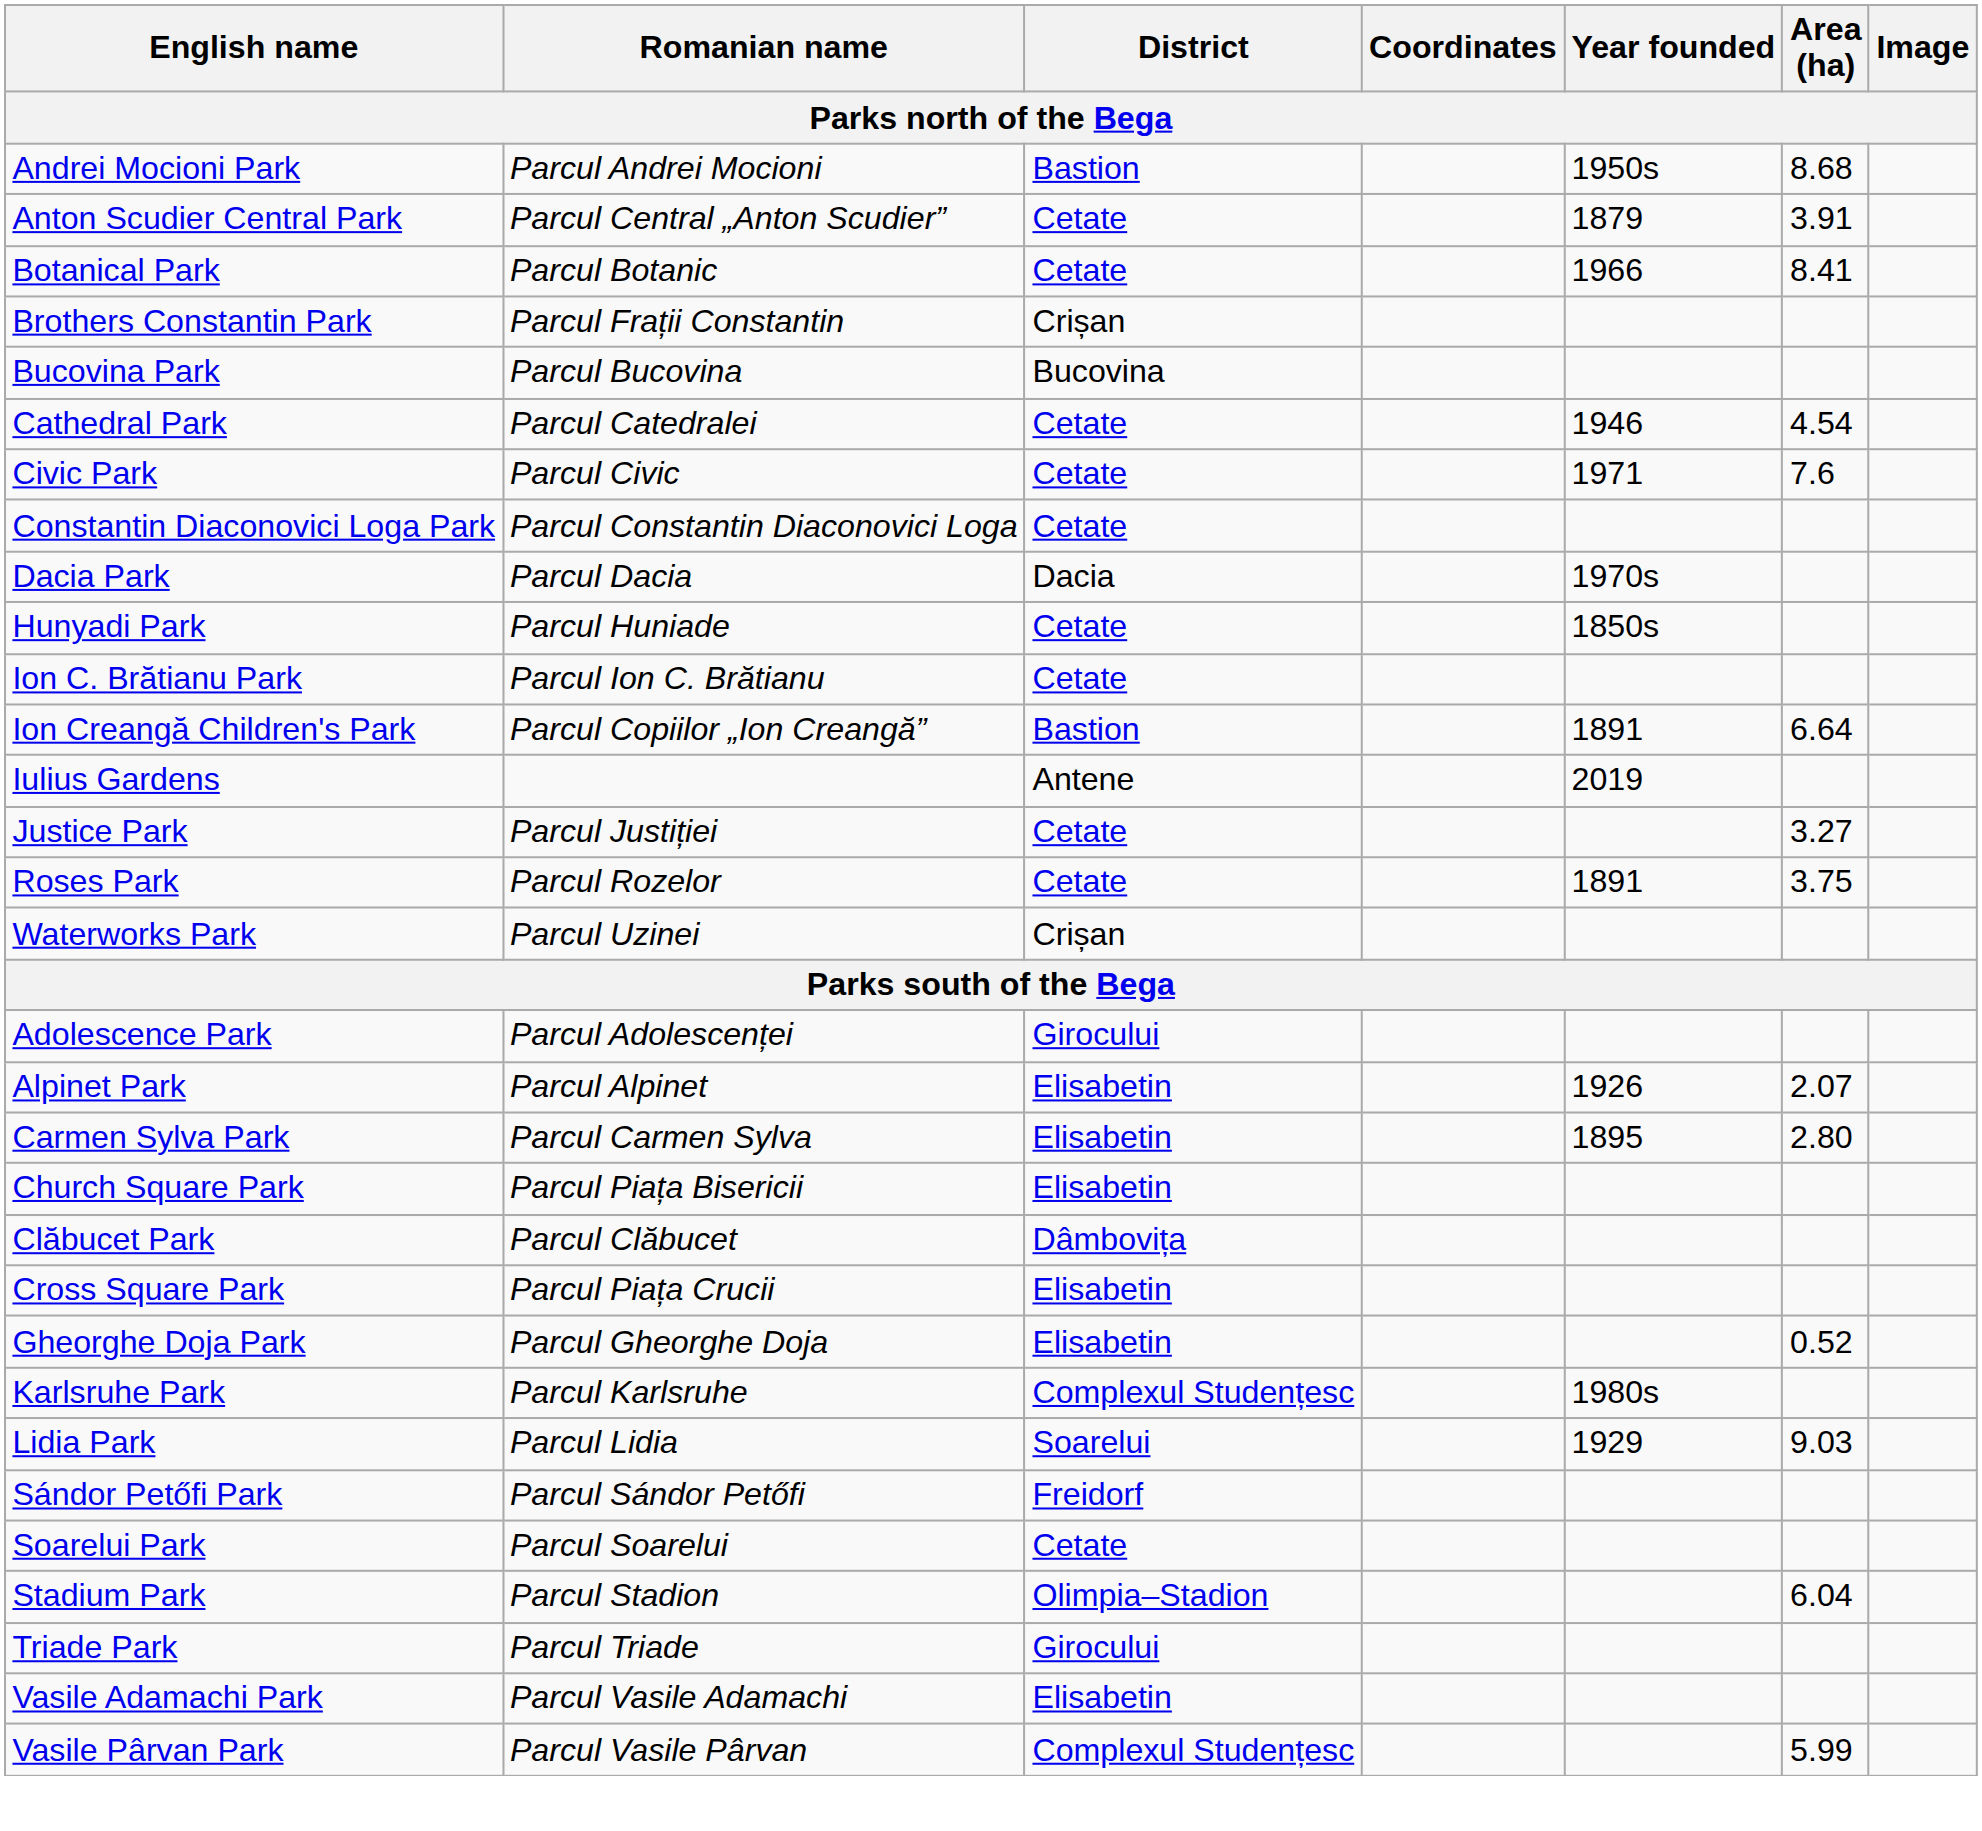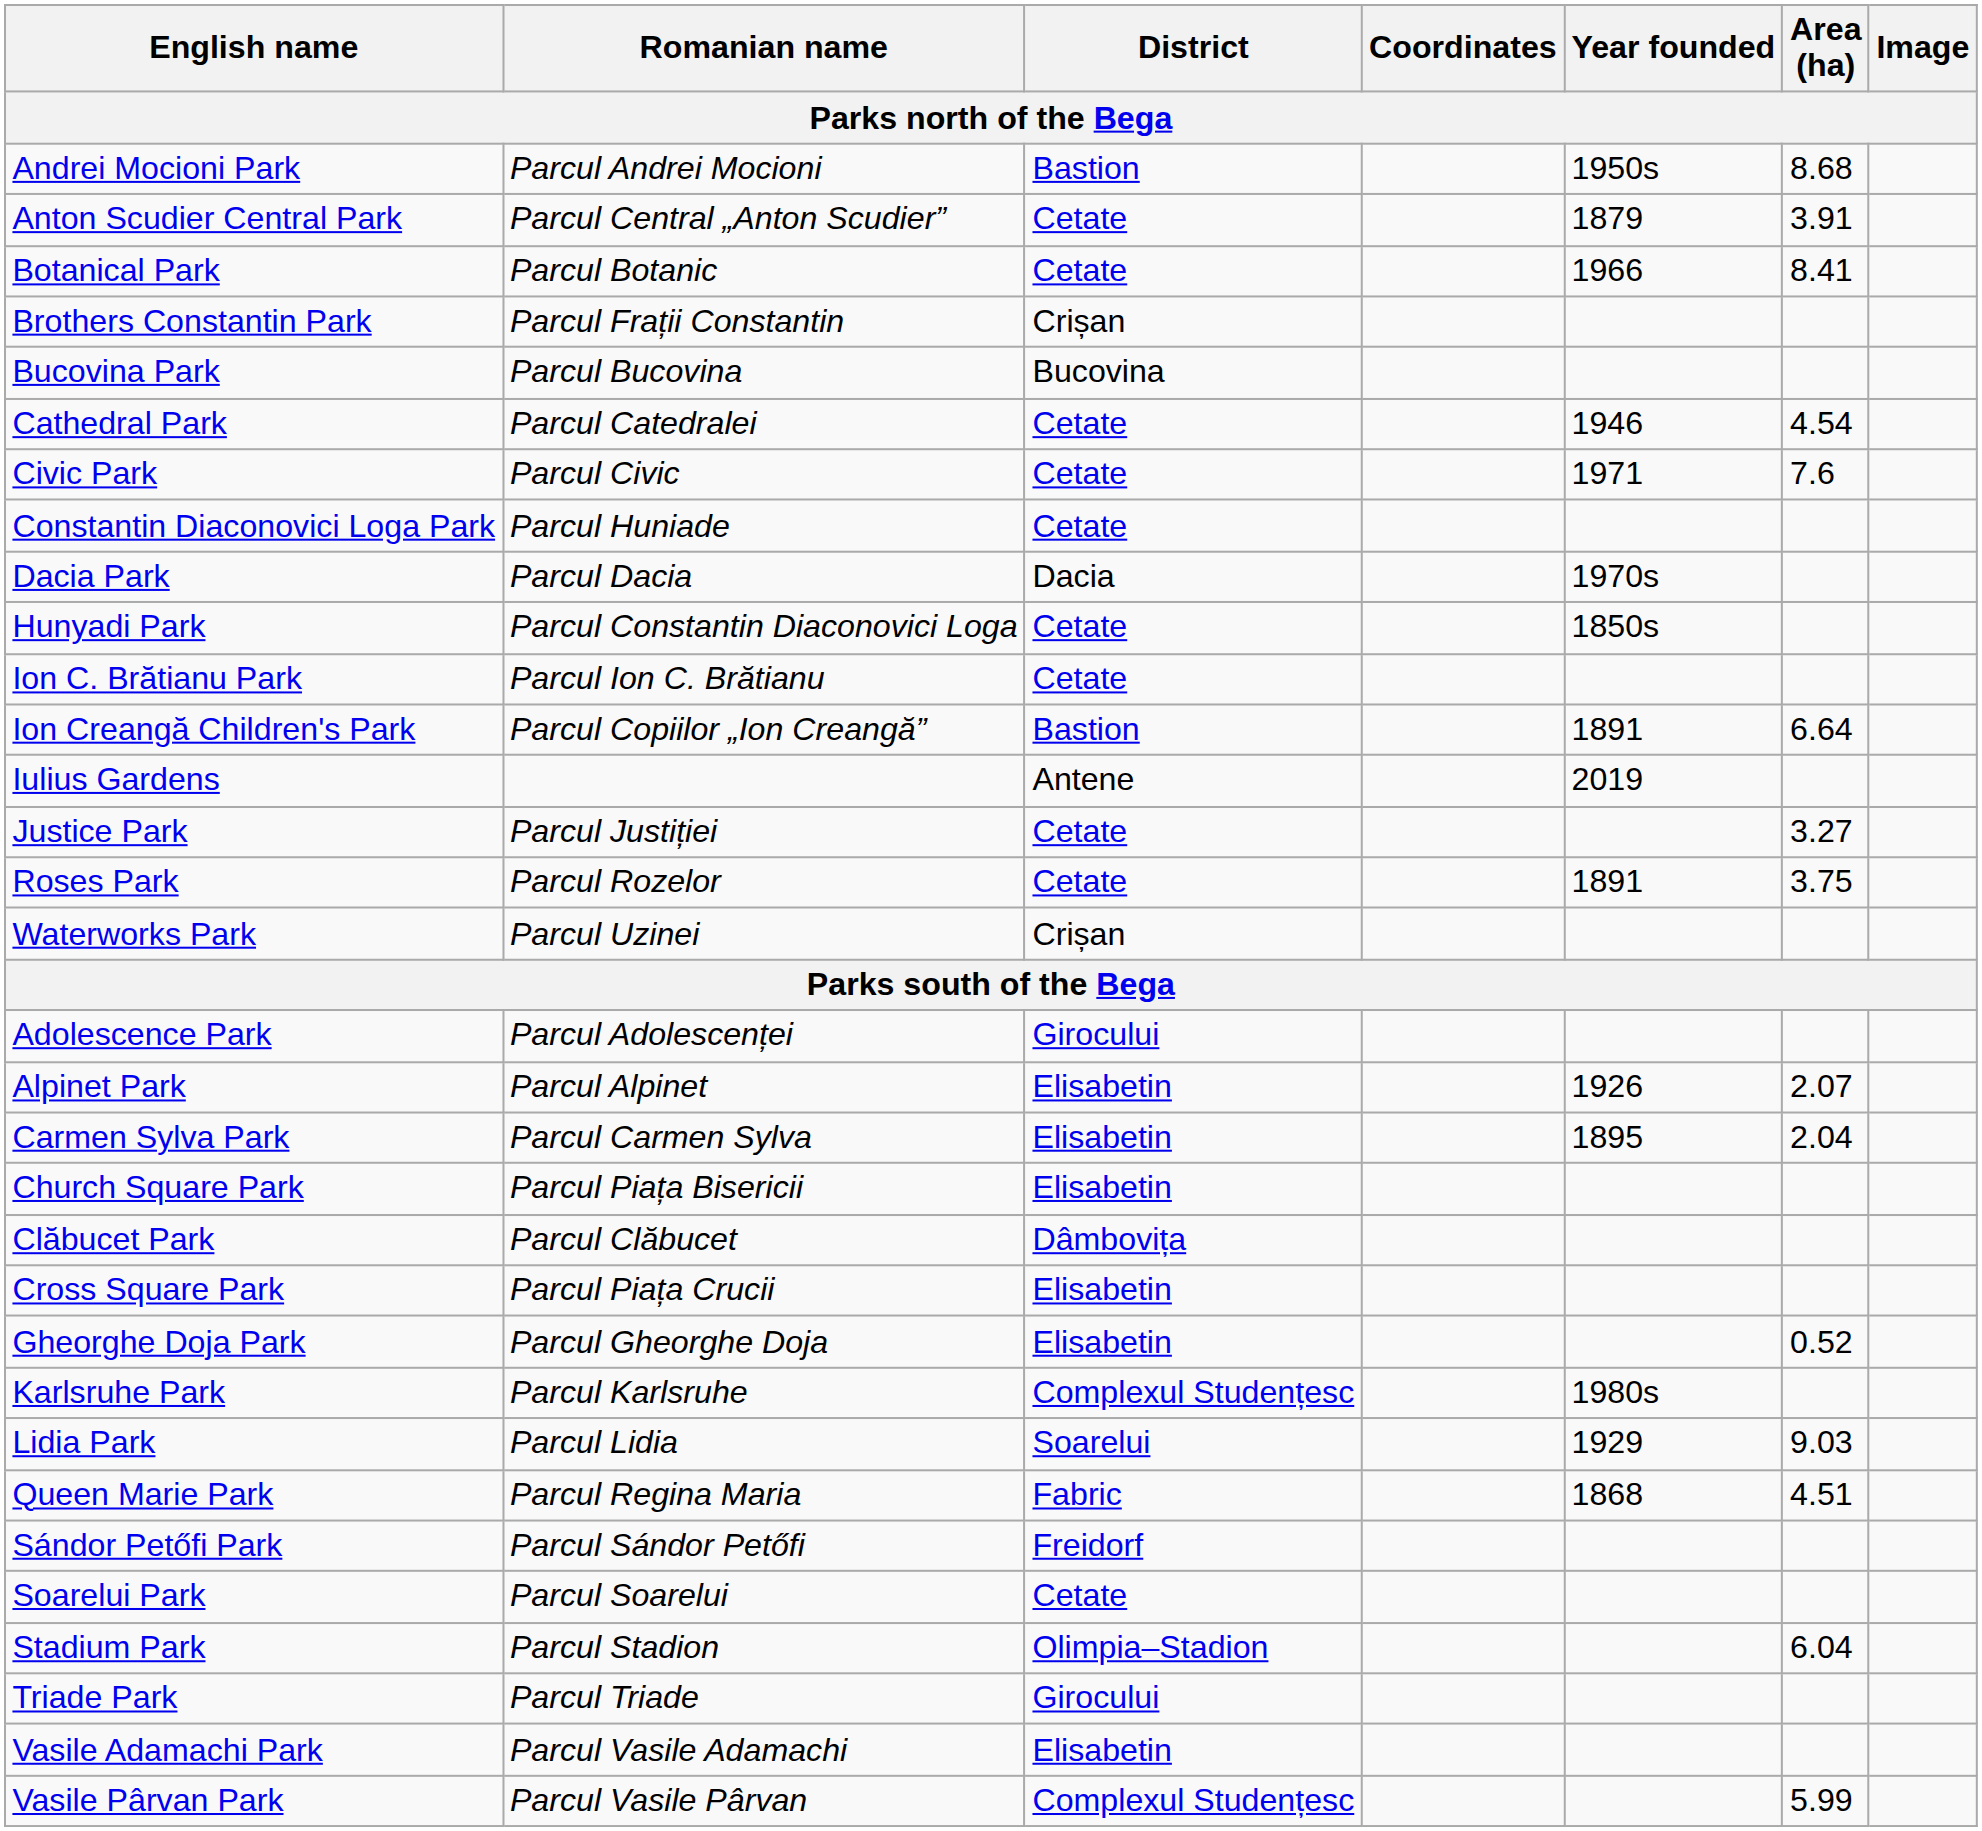(764, 525) Parcul Constantin Diaconovici Loga -> (620, 525) Parcul Huniade
(620, 627) Parcul Huniade -> (764, 627) Parcul Constantin Diaconovici Loga
(1821, 1137) 2.80 -> (1821, 1137) 2.04
+ row: (143, 1494)
